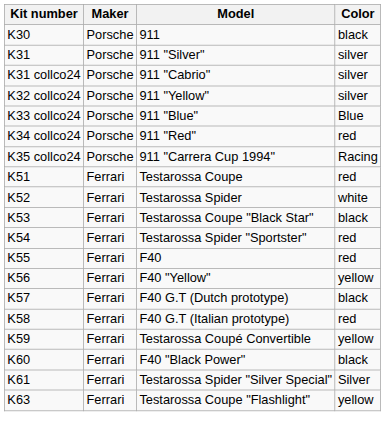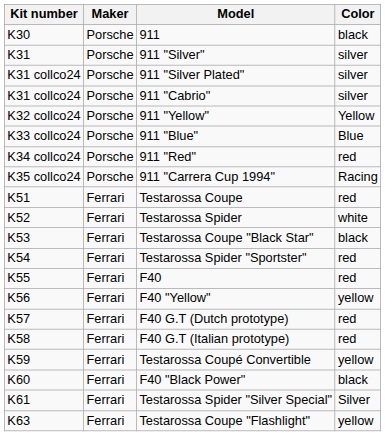+ row: (192, 75)
(353, 95) silver -> (356, 116) Yellow
(353, 298) black -> (347, 319) red
